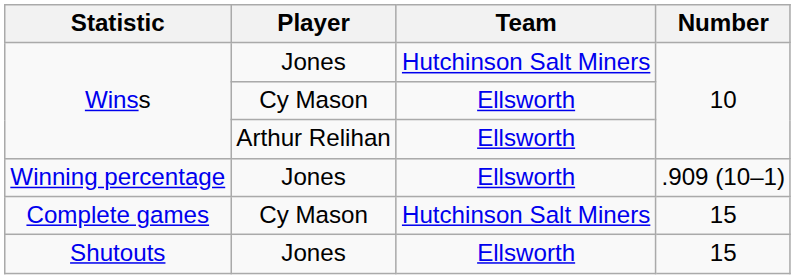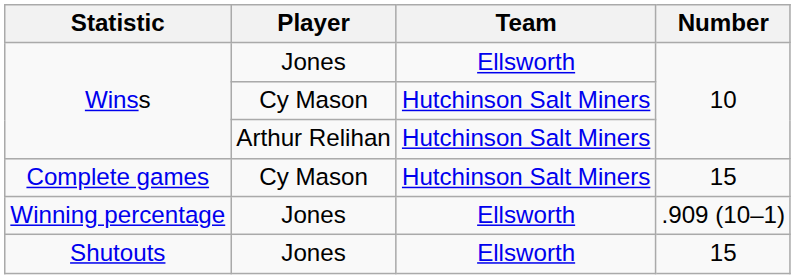(526, 61) Hutchinson Salt Miners -> (526, 61) Ellsworth
(526, 100) Ellsworth -> (526, 100) Hutchinson Salt Miners
(526, 138) Ellsworth -> (526, 138) Hutchinson Salt Miners
rows swapped: (118, 176) <-> (118, 215)
